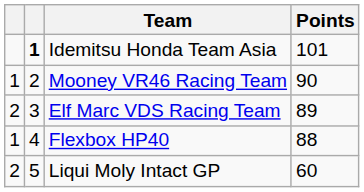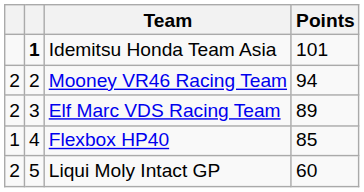(15, 80) 1 -> (15, 80) 2
(307, 80) 90 -> (307, 80) 94
(307, 140) 88 -> (307, 140) 85
